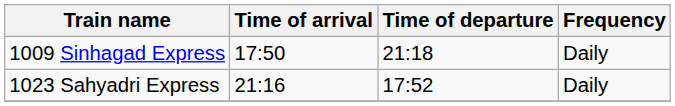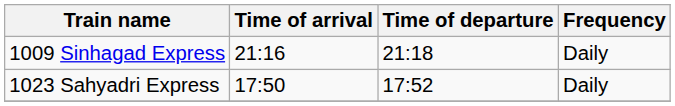(260, 52) 17:50 -> (260, 52) 21:16
(260, 85) 21:16 -> (260, 85) 17:50
